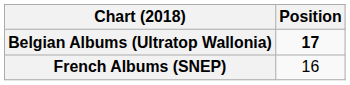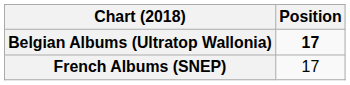(310, 67) 16 -> (310, 67) 17
